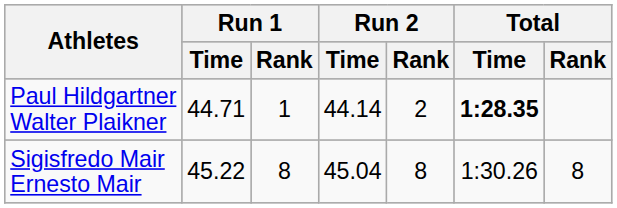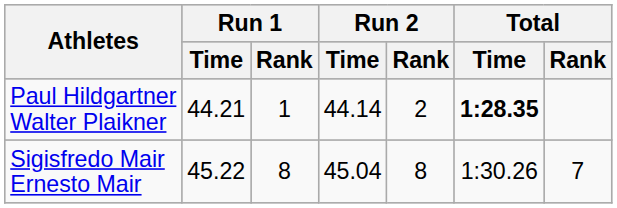(216, 110) 44.71 -> (216, 110) 44.21
(578, 172) 8 -> (578, 172) 7
